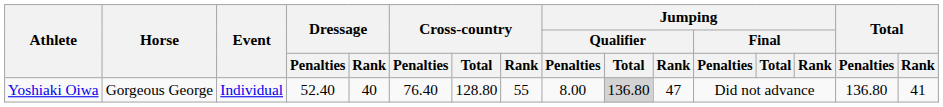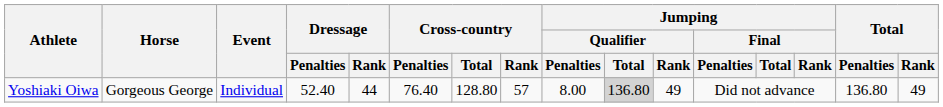(369, 90) 40 -> (369, 90) 44
(521, 90) 55 -> (521, 90) 57
(673, 90) 47 -> (673, 90) 49
(918, 90) 41 -> (918, 90) 49
